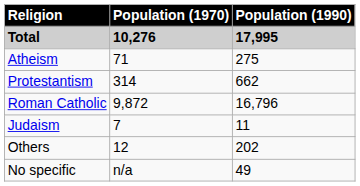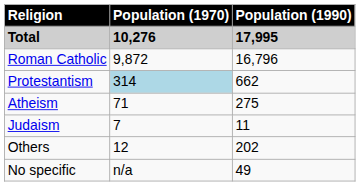rows swapped: (57, 103) <-> (33, 59)
(125, 81) no background -> (125, 81) lightblue background
